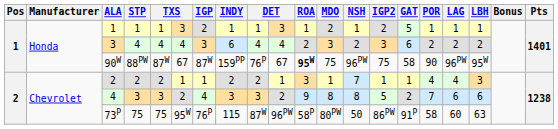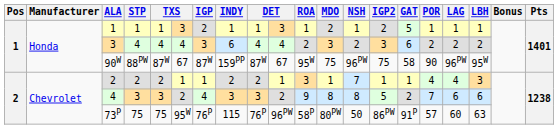(258, 63) 76P -> (258, 63) 87W
(306, 63) bold -> (306, 63) normal
(258, 115) 87W -> (258, 115) 76P
(431, 115) 58 -> (431, 115) 57
